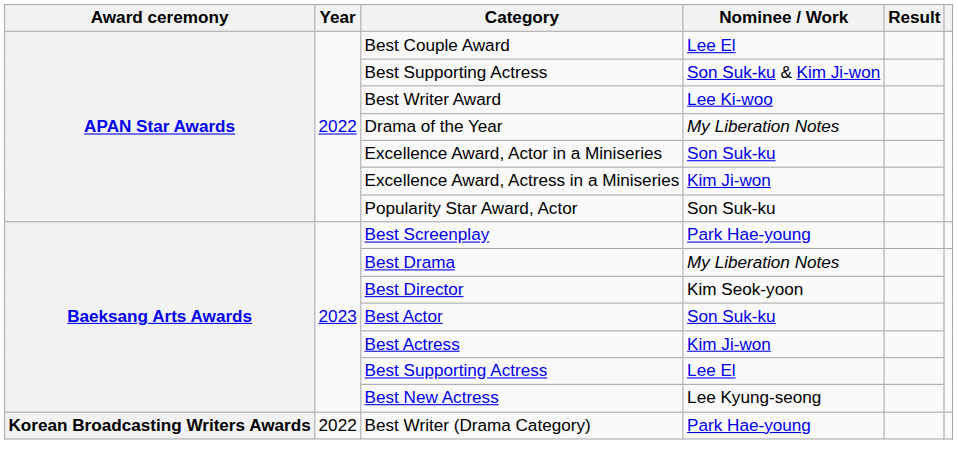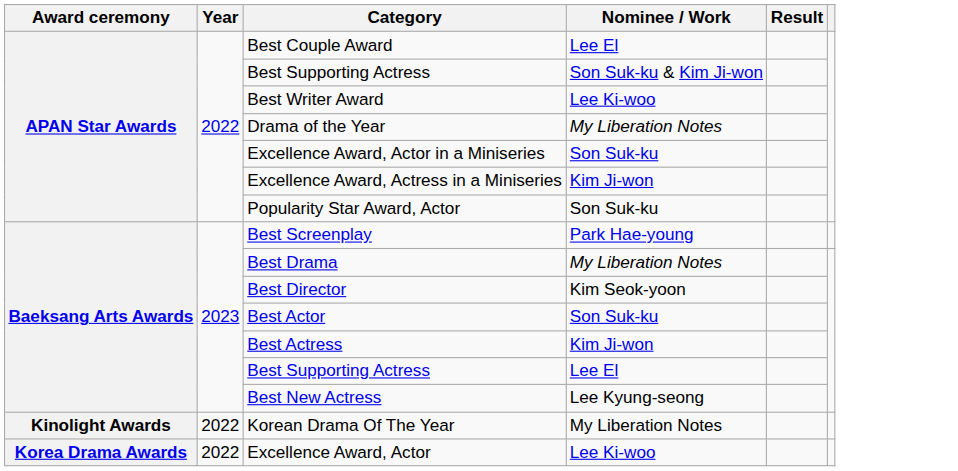+ row: (101, 425)
+ row: (101, 452)
- row: (160, 425)
